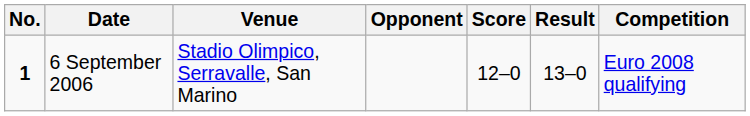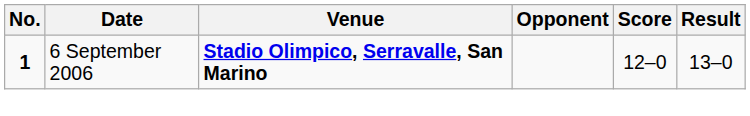- column: (672, 19)
(249, 72) normal -> (353, 61) bold
